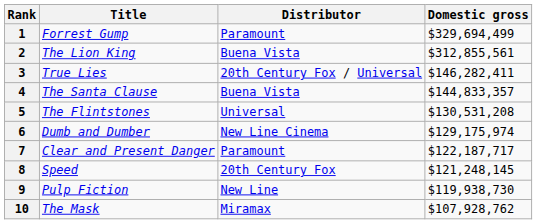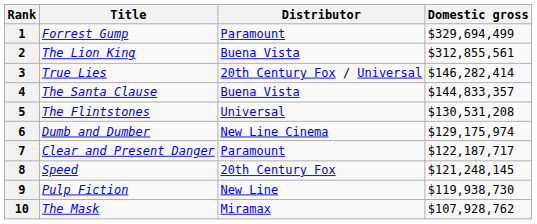(471, 73) $146,282,411 -> (471, 73) $146,282,414
